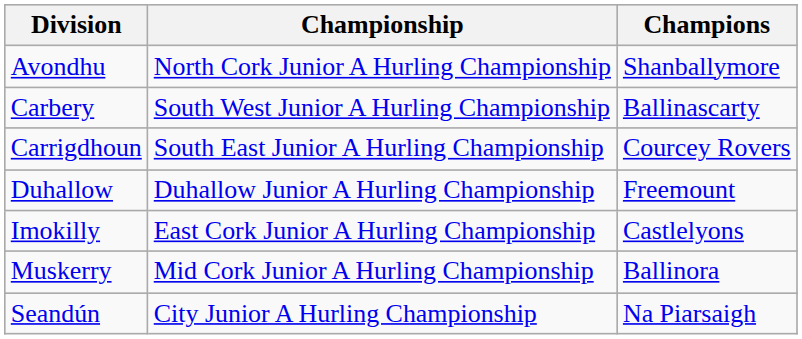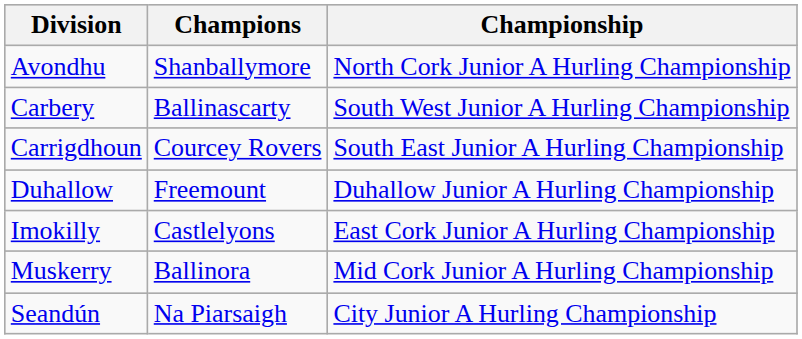columns swapped: (382, 25) <-> (707, 25)
